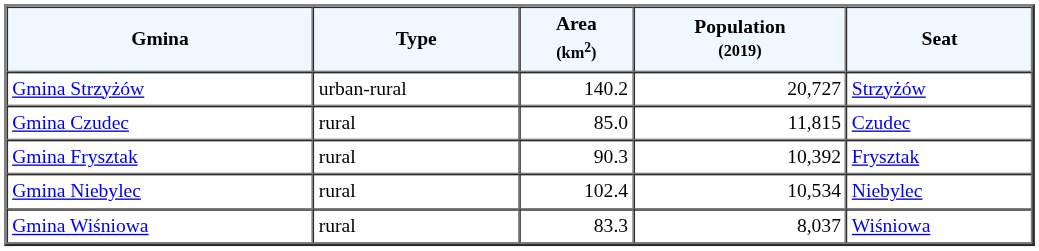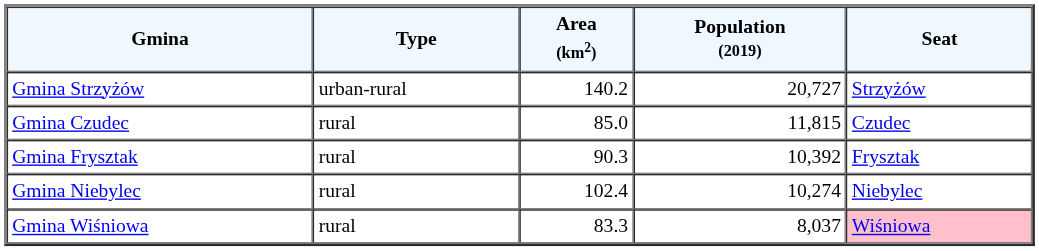(814, 191) 10,534 -> (814, 191) 10,274
(891, 225) no background -> (891, 225) pink background
